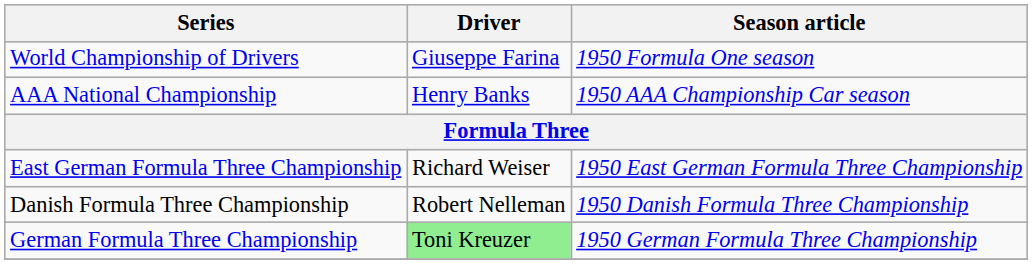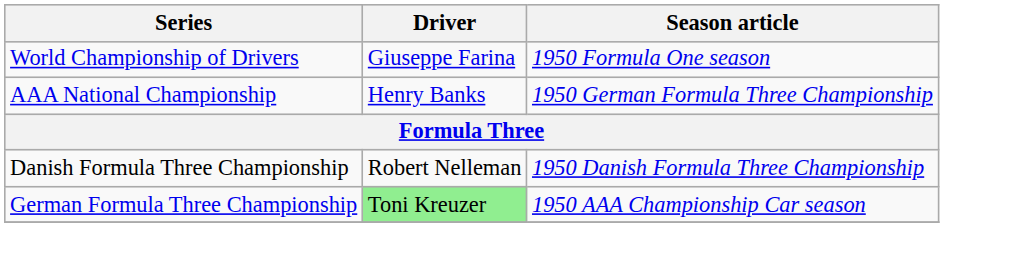(743, 95) 1950 AAA Championship Car season -> (732, 95) 1950 German Formula Three Championship
- row: (206, 167)
(777, 240) 1950 German Formula Three Championship -> (699, 204) 1950 AAA Championship Car season
